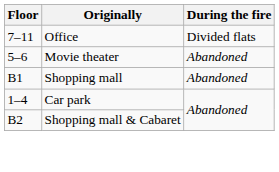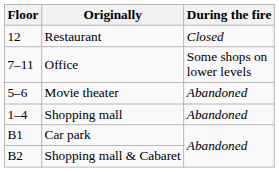+ row: (73, 36)
(221, 36) Divided flats -> (227, 64) Some shops on lower levels
(15, 78) B1 -> (17, 114) 1–4
(17, 99) 1–4 -> (15, 135) B1
